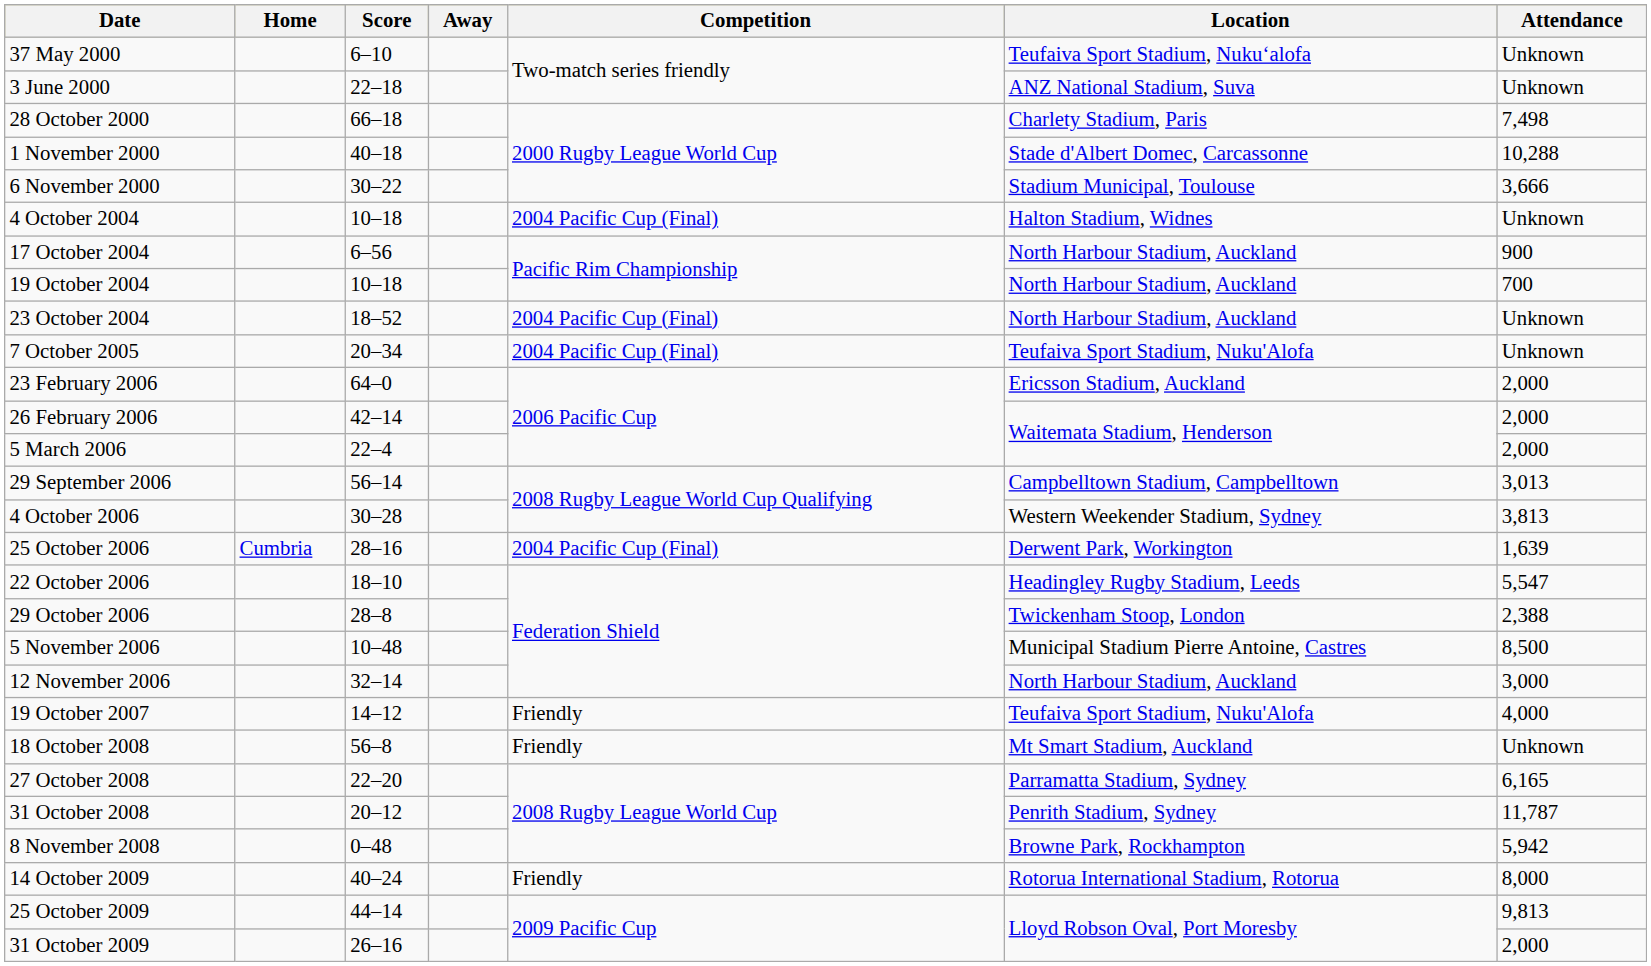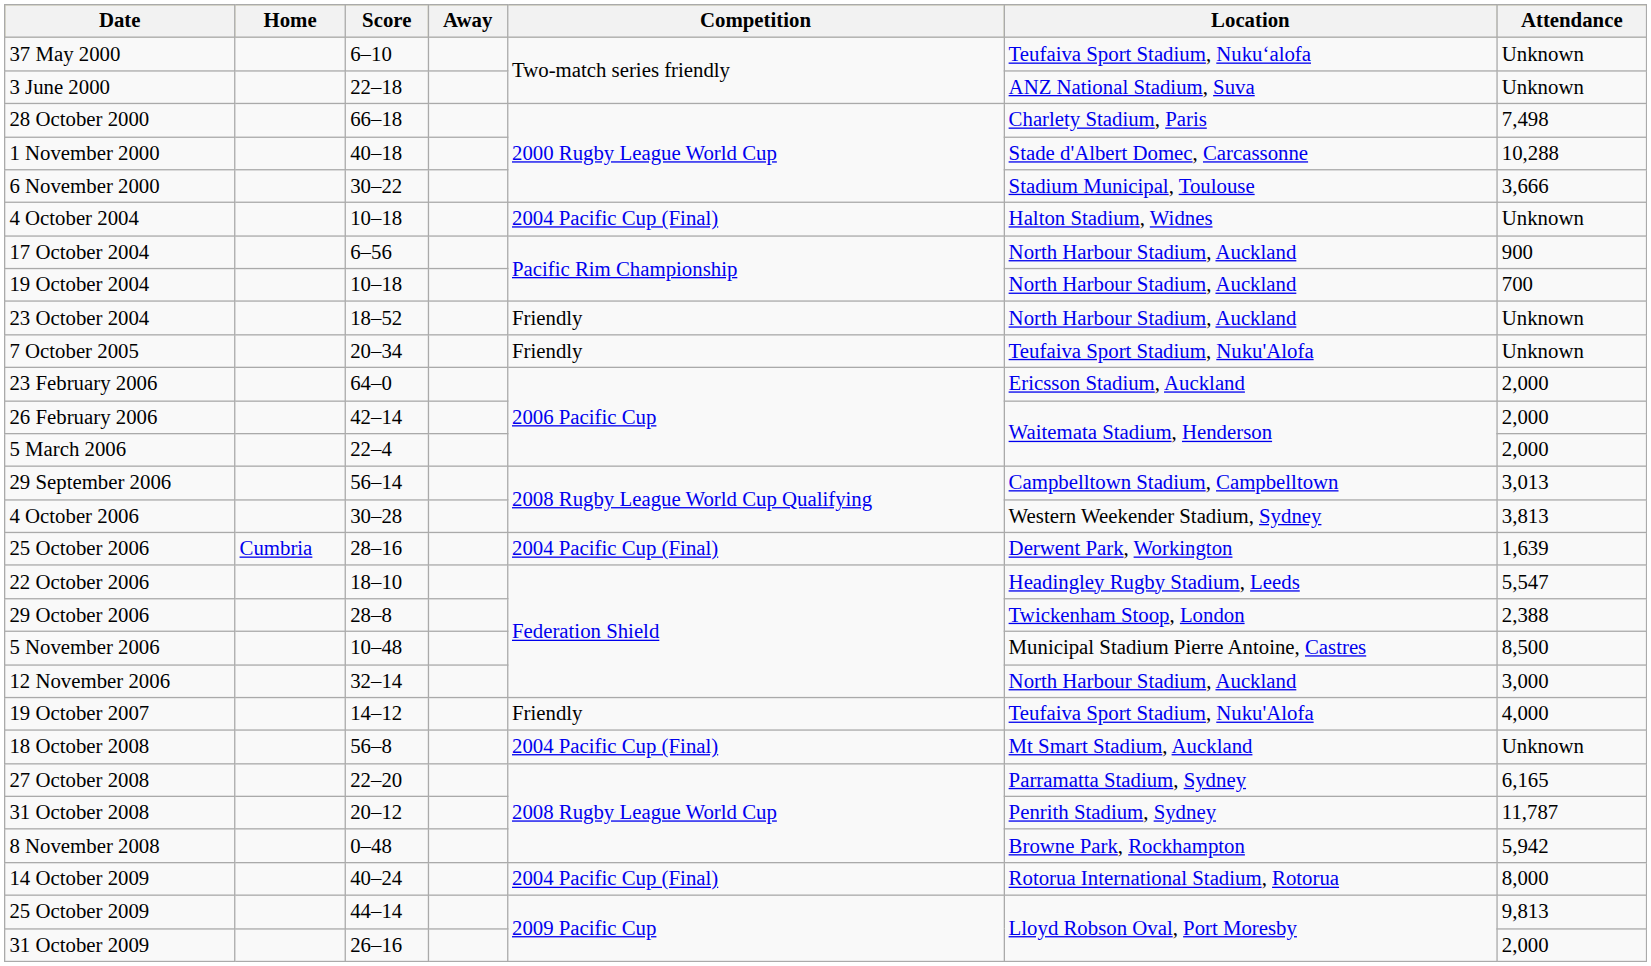(615, 317) 2004 Pacific Cup (Final) -> (547, 317) Friendly
(615, 350) 2004 Pacific Cup (Final) -> (547, 350) Friendly
(547, 746) Friendly -> (615, 746) 2004 Pacific Cup (Final)
(547, 878) Friendly -> (615, 878) 2004 Pacific Cup (Final)
